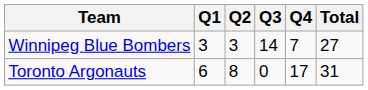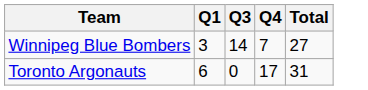- column: (240, 17)
